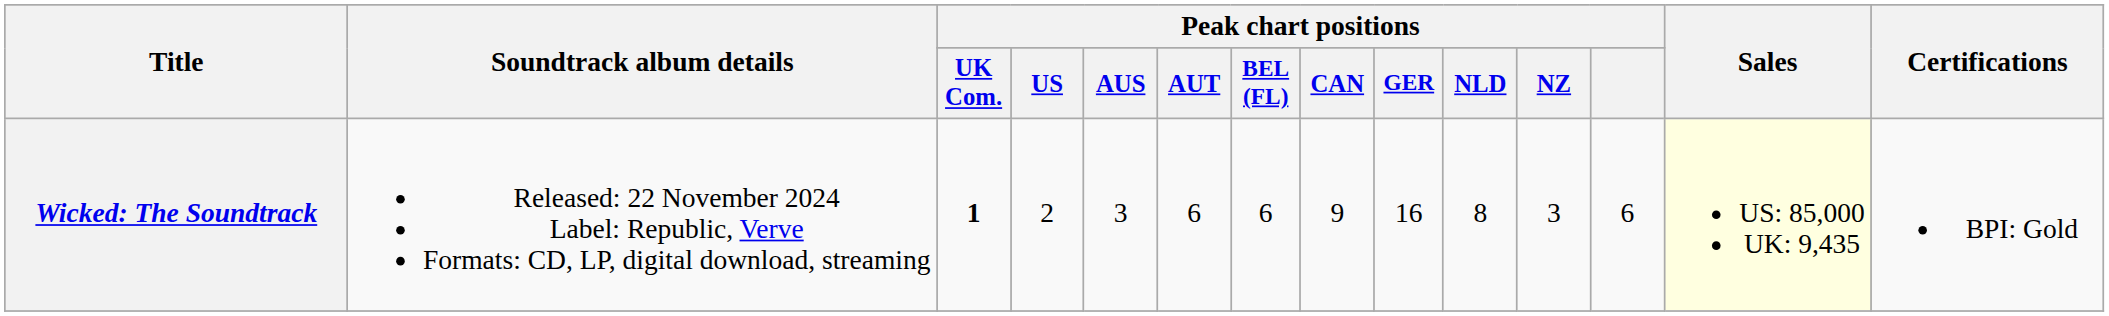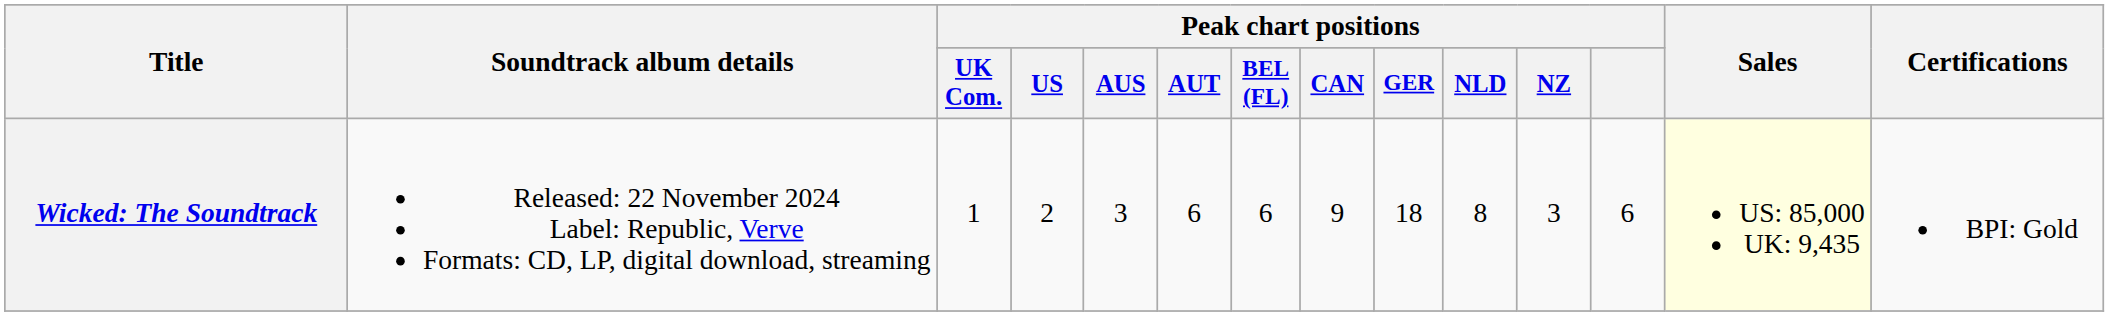(974, 214) bold -> (974, 214) normal
(1409, 214) 16 -> (1409, 214) 18
